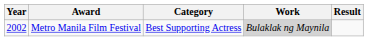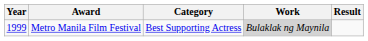(17, 28) 2002 -> (17, 28) 1999
